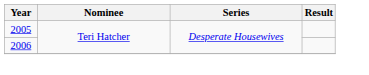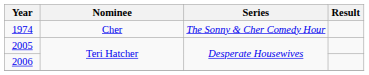+ row: (22, 29)
